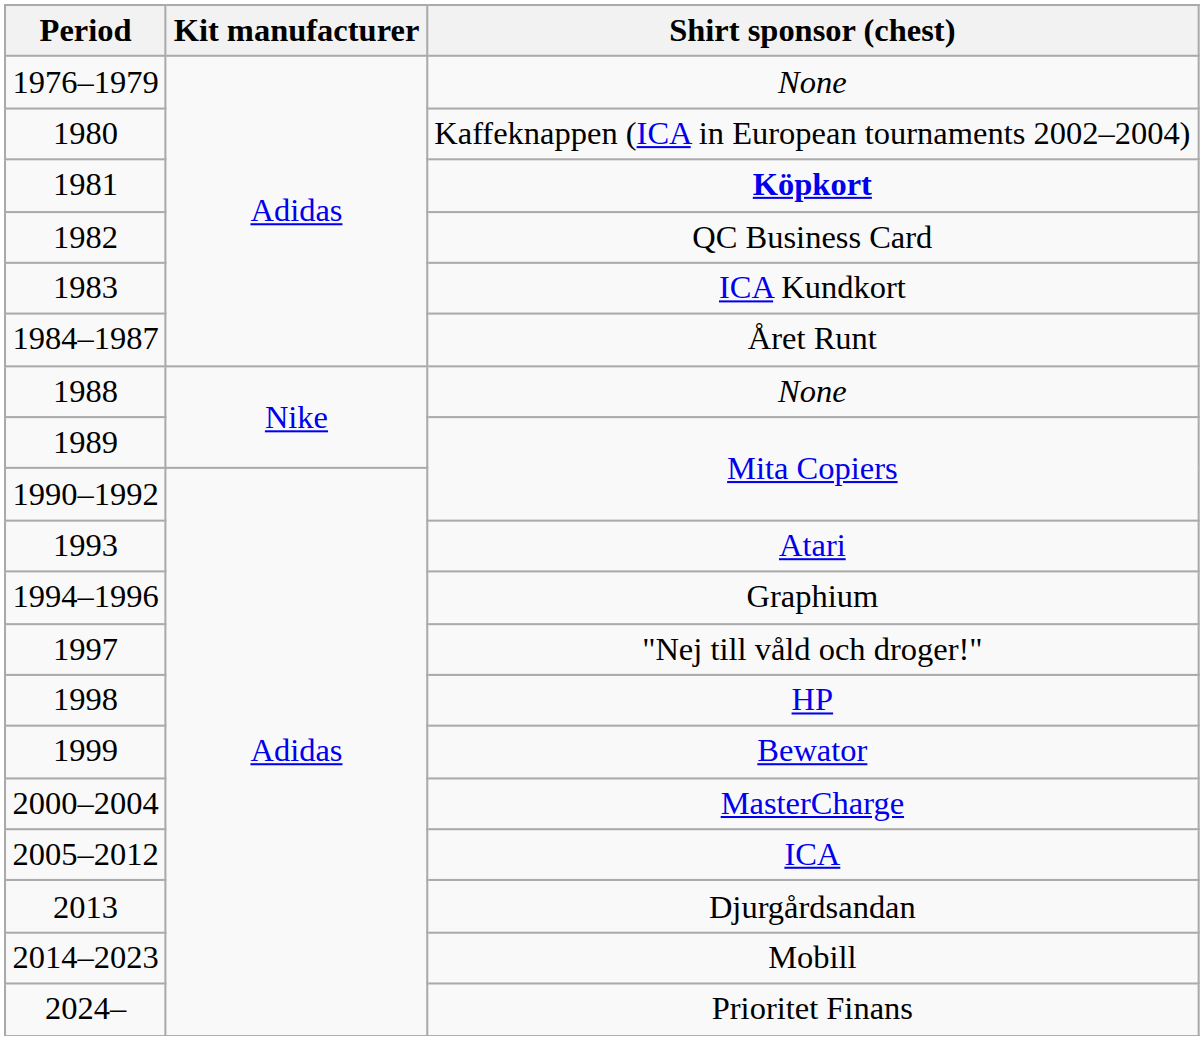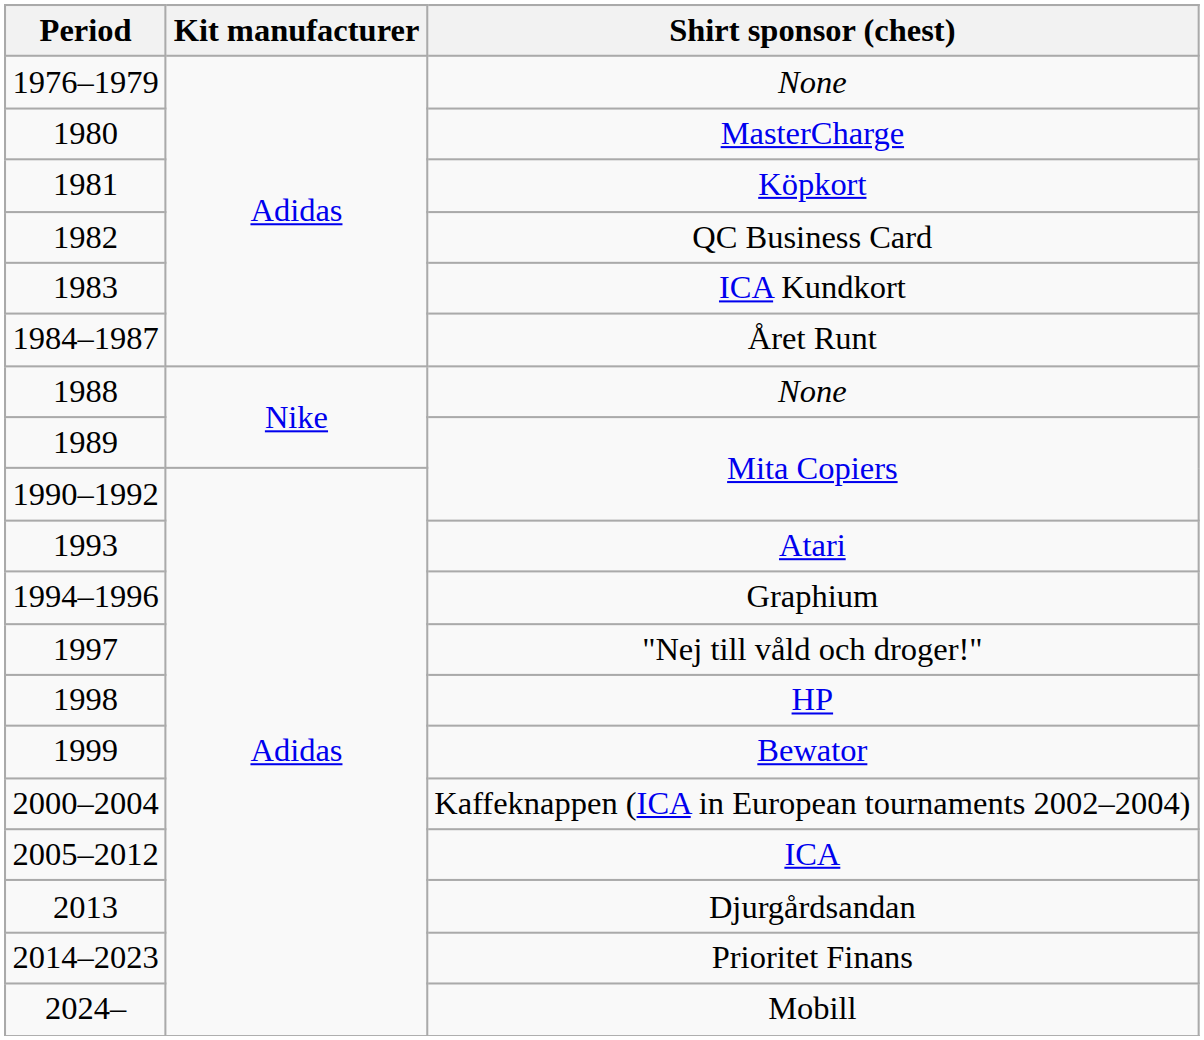(812, 133) Kaffeknappen (ICA in European tournaments 2002–2004) -> (812, 133) MasterCharge
(812, 184) bold -> (812, 184) normal
(812, 802) MasterCharge -> (812, 802) Kaffeknappen (ICA in European tournaments 2002–2004)
(812, 957) Mobill -> (812, 957) Prioritet Finans
(812, 1008) Prioritet Finans -> (812, 1008) Mobill
